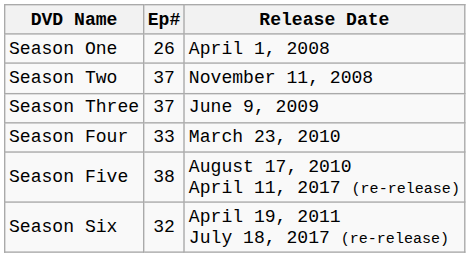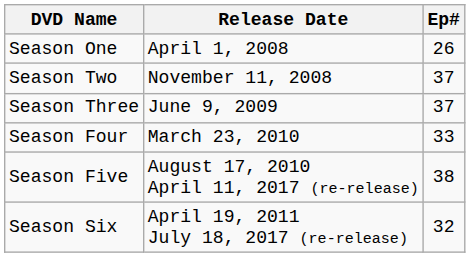columns swapped: (164, 19) <-> (324, 19)
